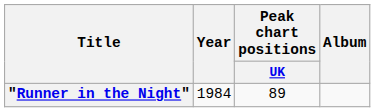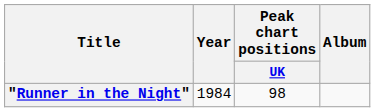(277, 95) 89 -> (277, 95) 98
